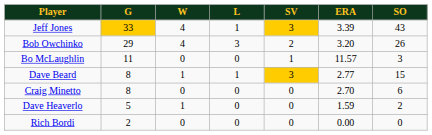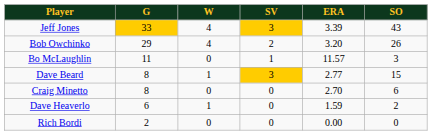- column: (237, 12)
(128, 106) 5 -> (146, 106) 6
